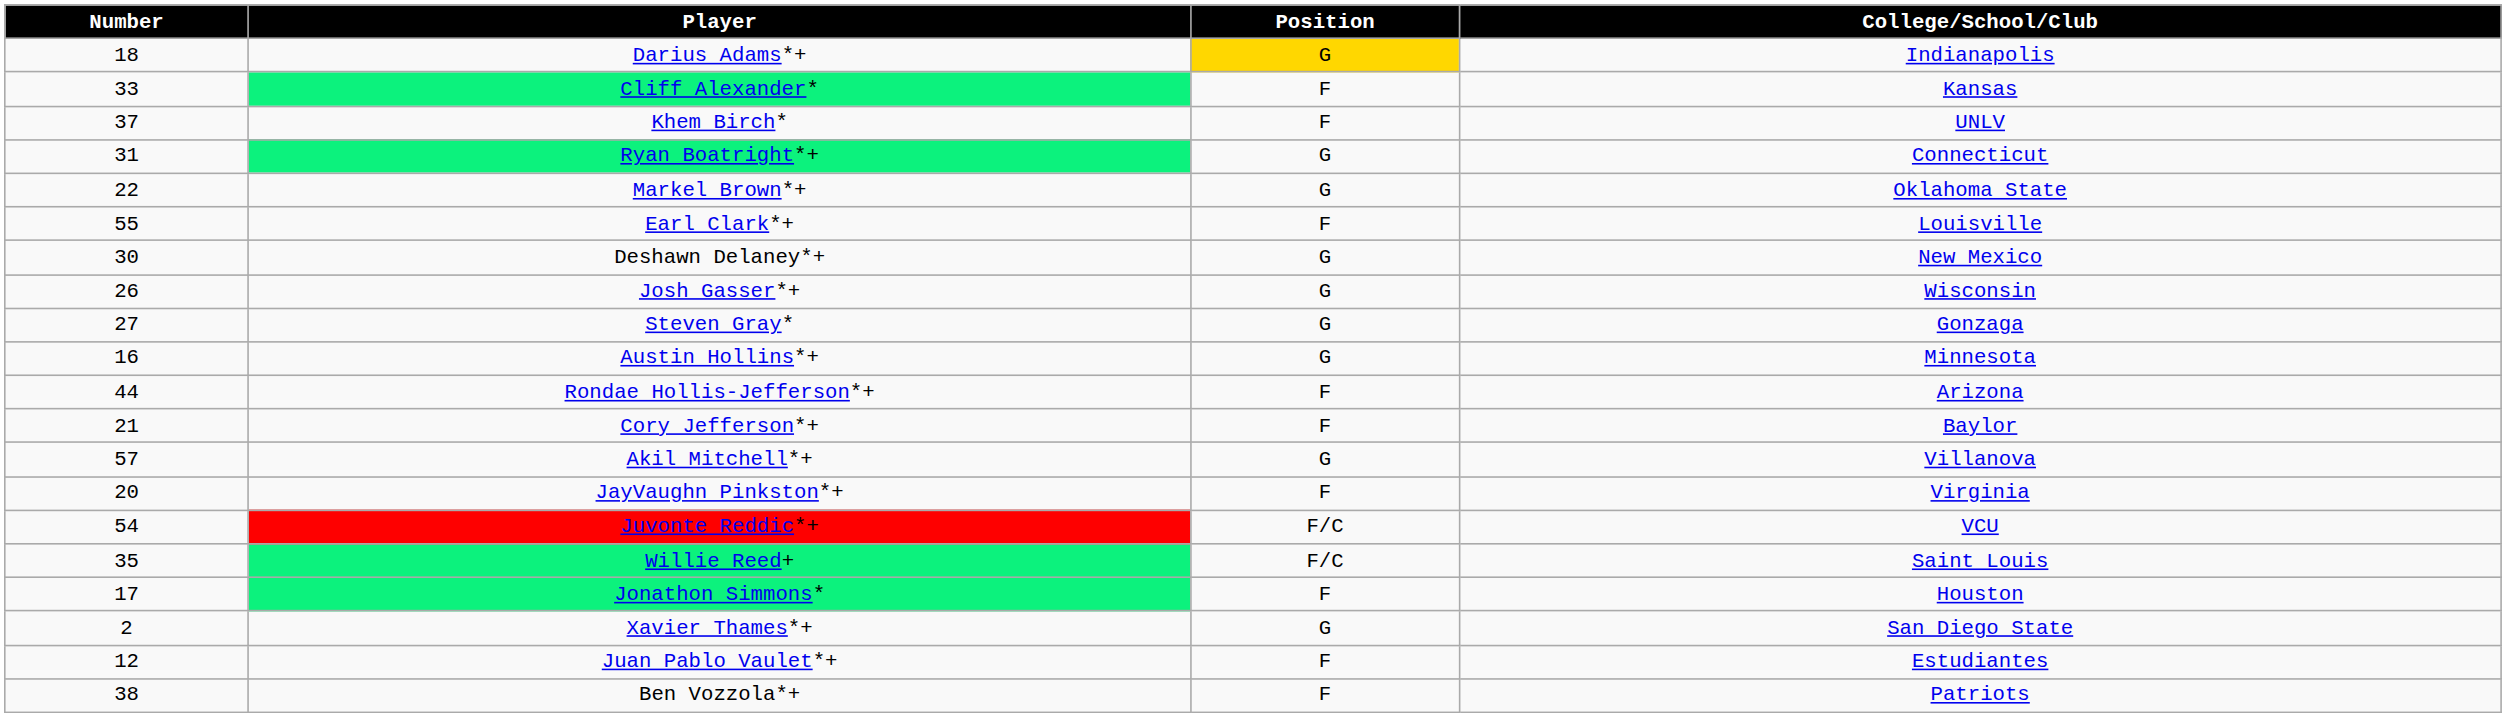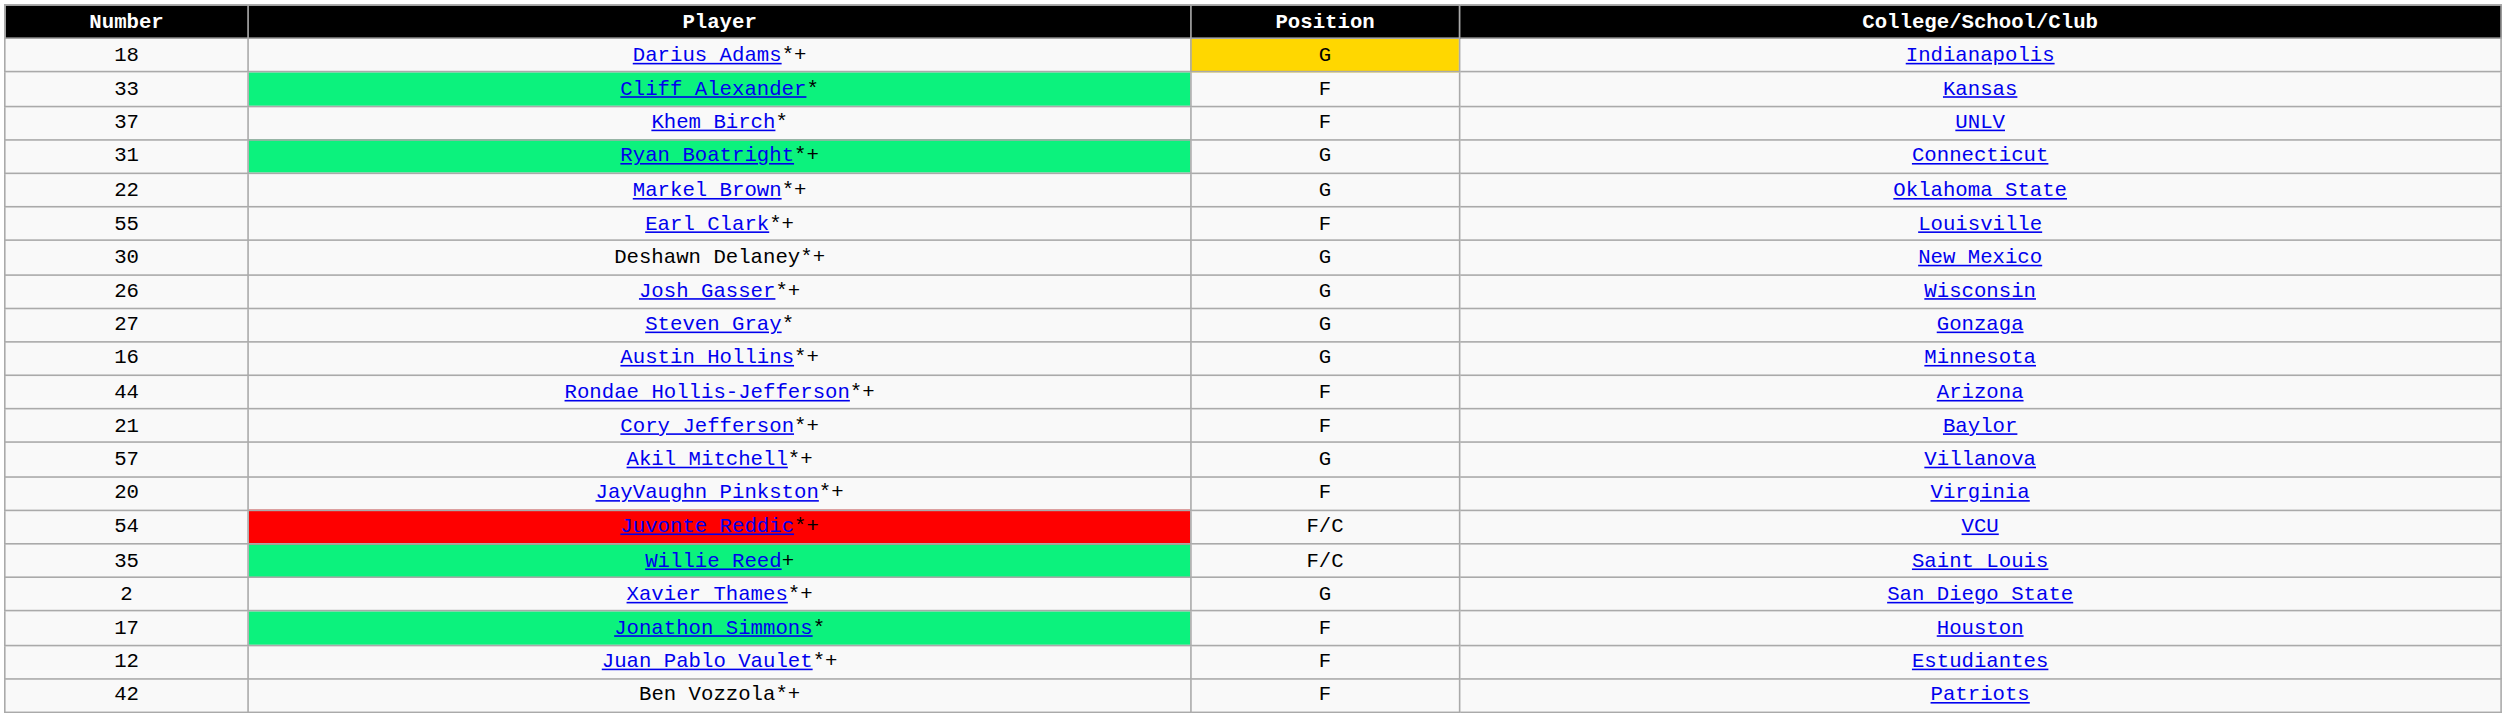rows swapped: (720, 594) <-> (720, 628)
(127, 695) 38 -> (127, 695) 42
